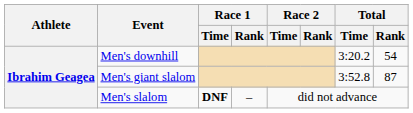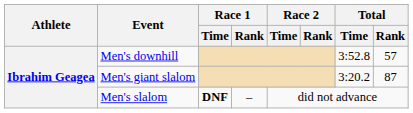(354, 56) 3:20.2 -> (354, 56) 3:52.8
(390, 56) 54 -> (390, 56) 57
(354, 77) 3:52.8 -> (354, 77) 3:20.2
